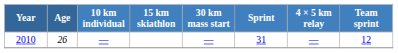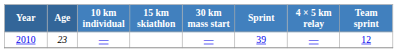(62, 40) 26 -> (62, 40) 23
(261, 40) 31 -> (261, 40) 39
